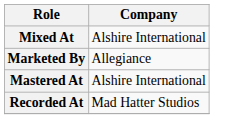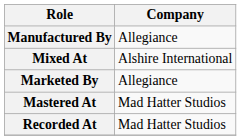+ row: (60, 37)
(149, 80) Alshire International -> (172, 102) Mad Hatter Studios
